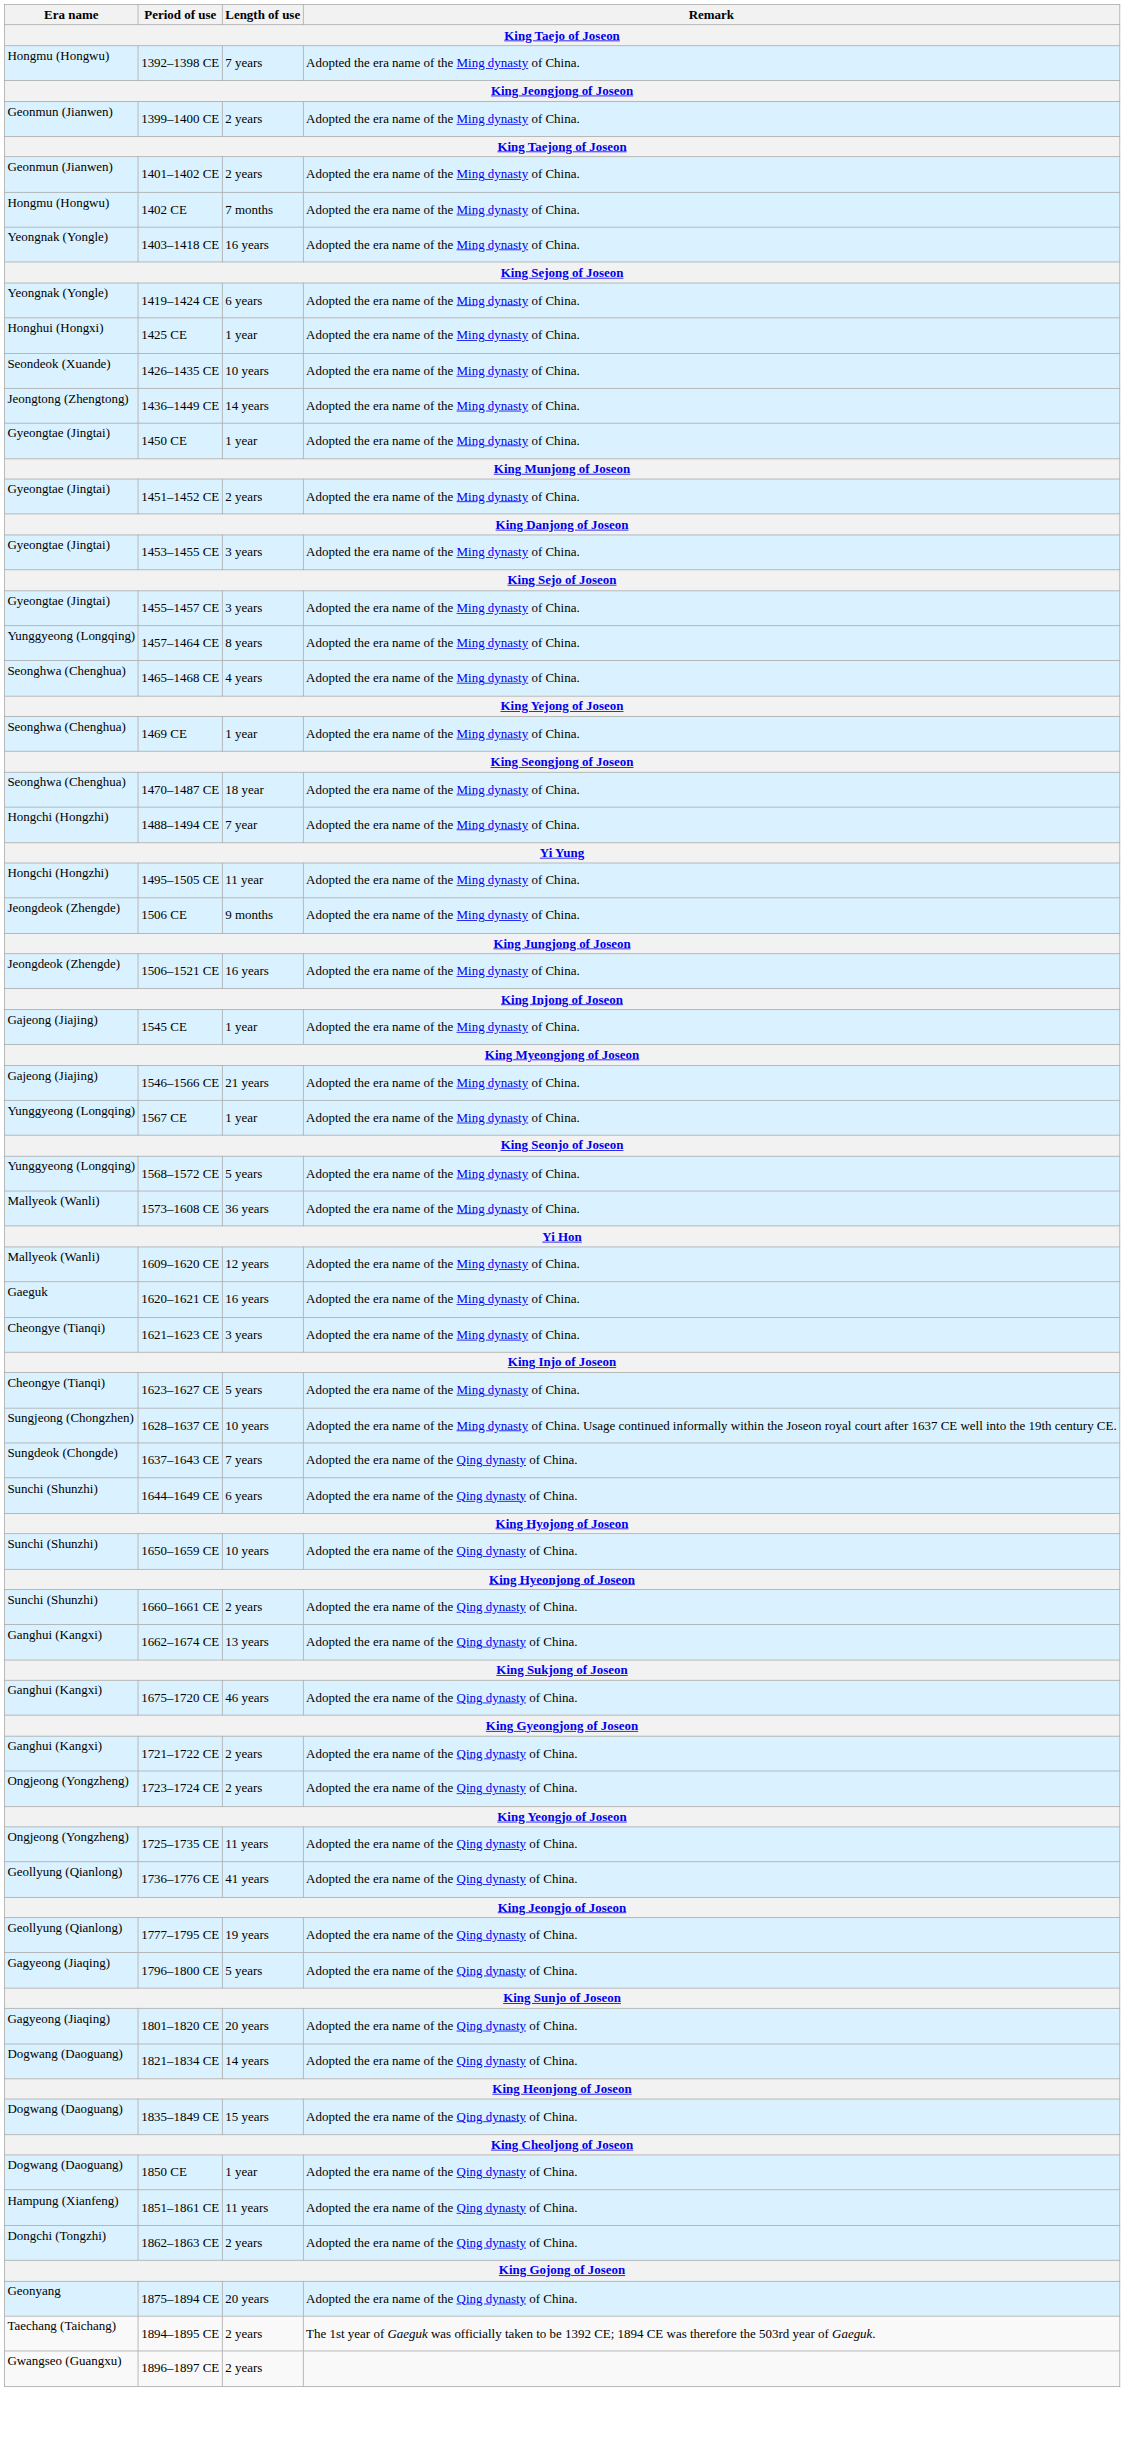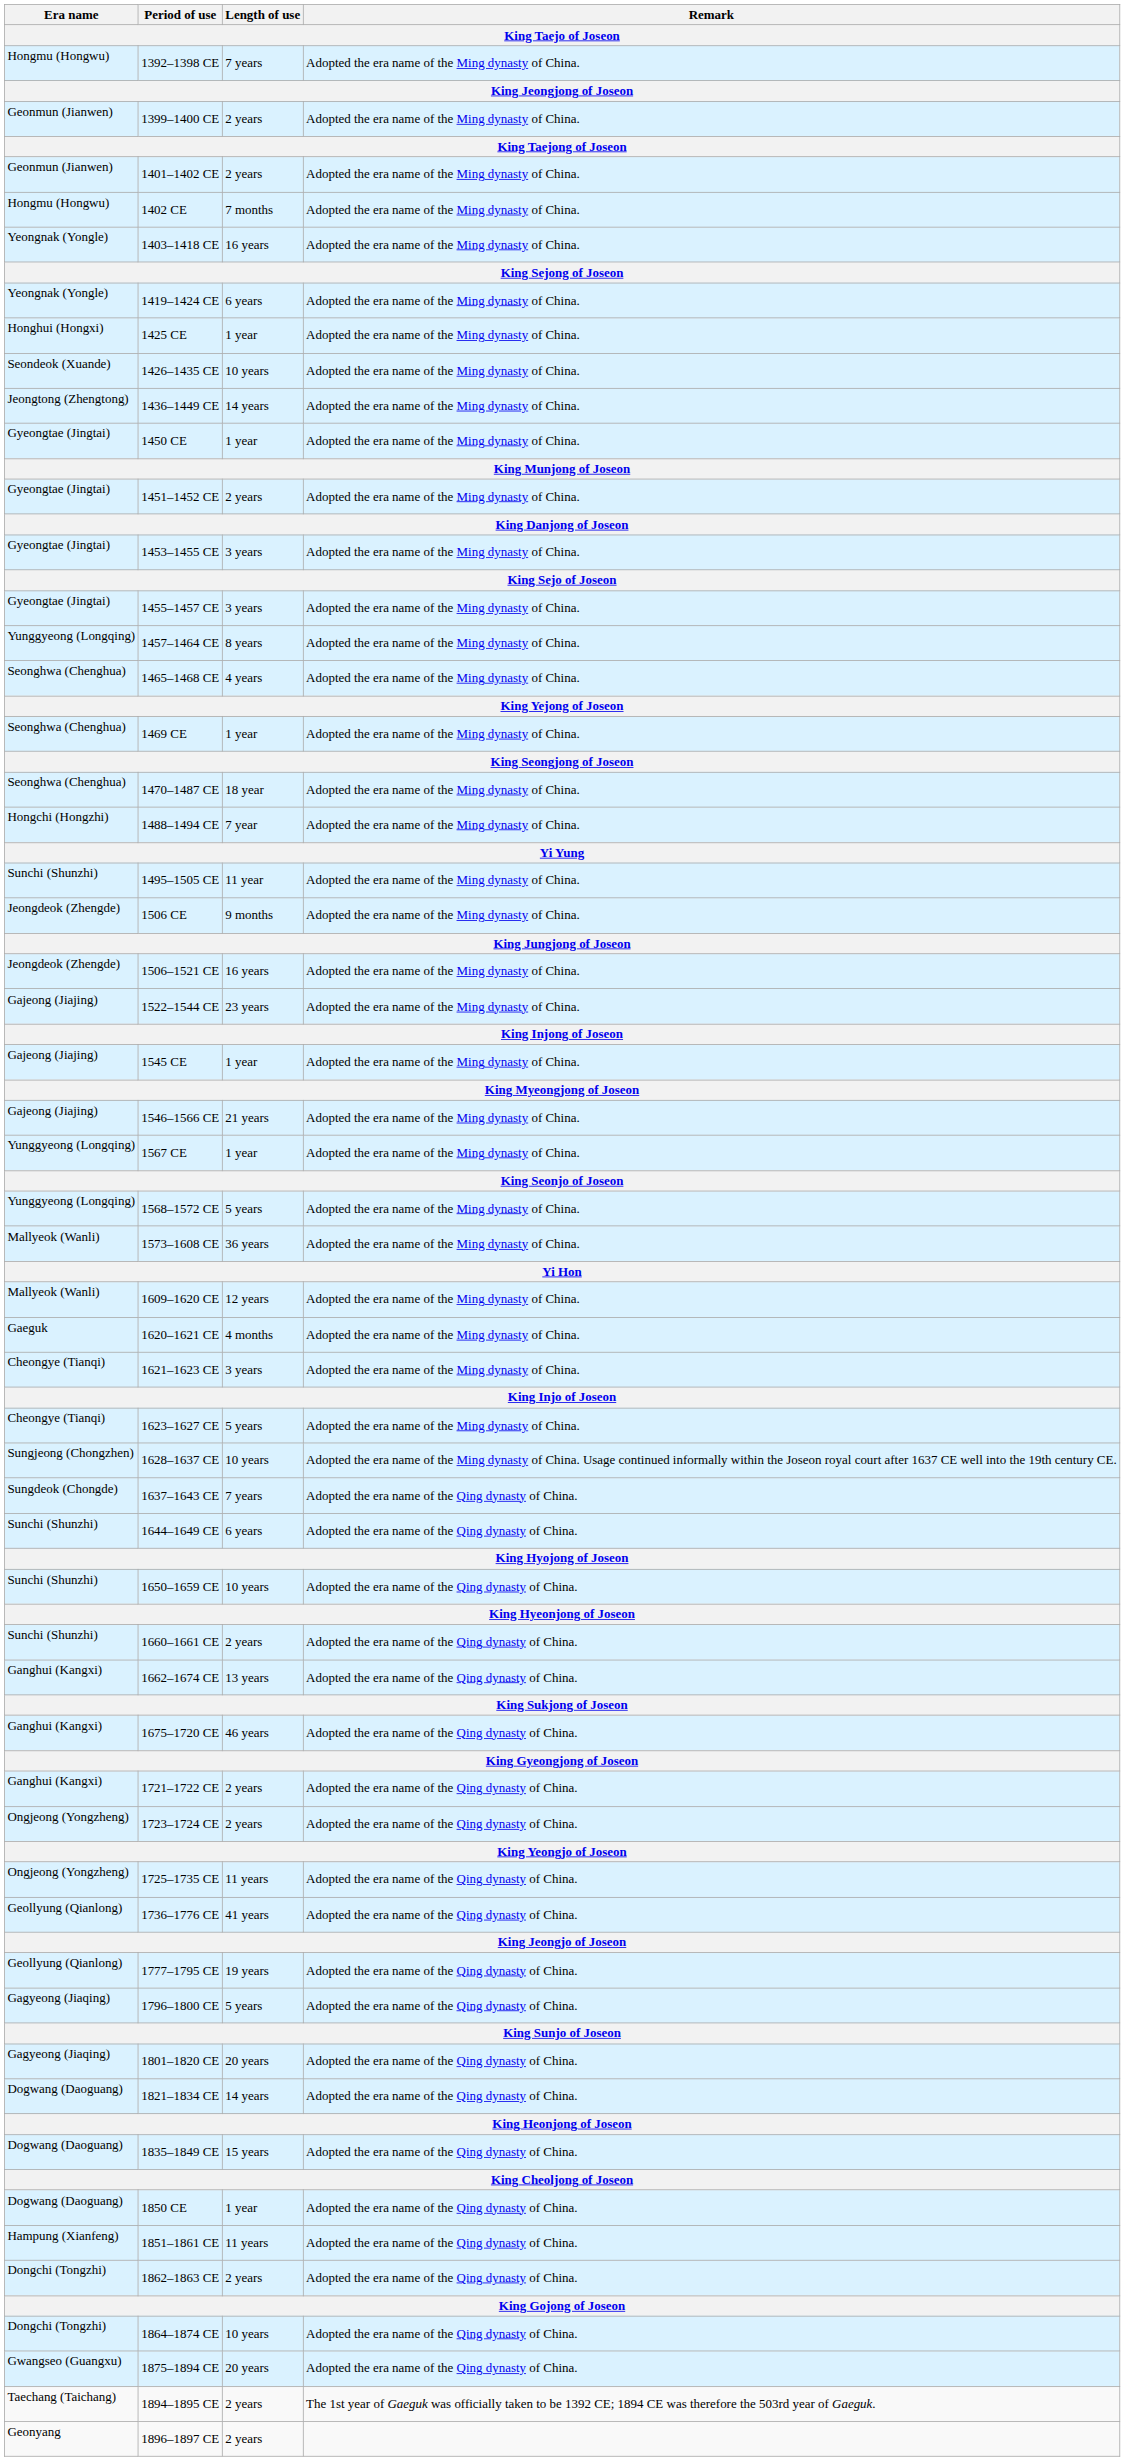(58, 873) Hongchi (Hongzhi) -> (53, 873) Sunchi (Shunzhi)
+ row: (180, 1006)
(247, 1299) 16 years -> (249, 1334) 4 months
+ row: (180, 2333)
(34, 2291) Geonyang -> (64, 2361) Gwangseo (Guangxu)
(64, 2361) Gwangseo (Guangxu) -> (34, 2431) Geonyang
